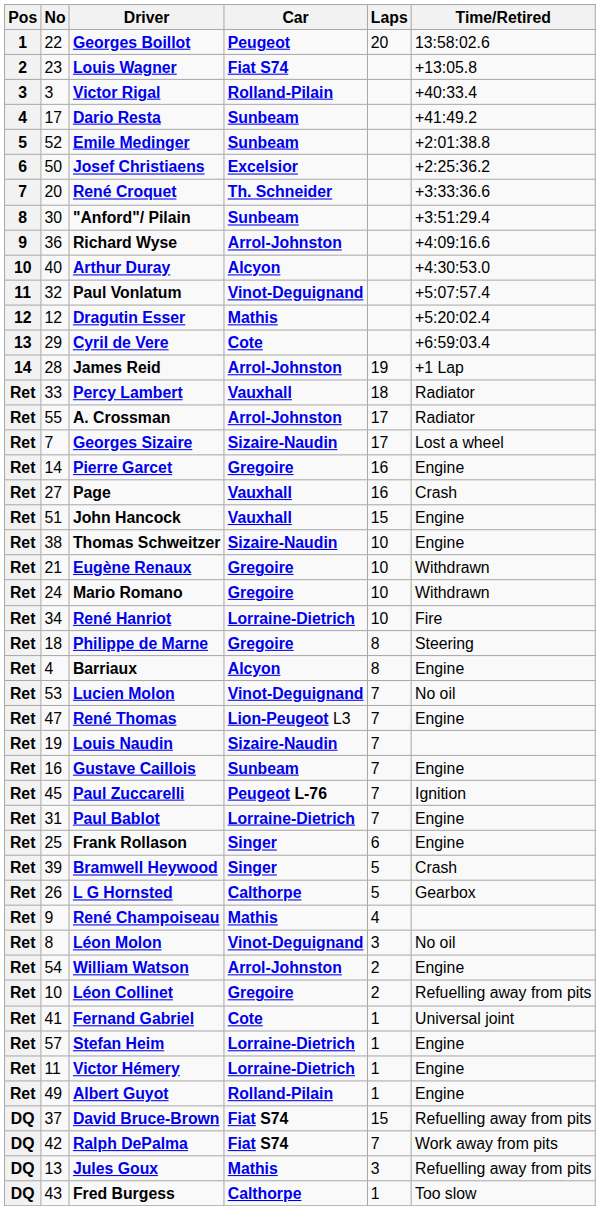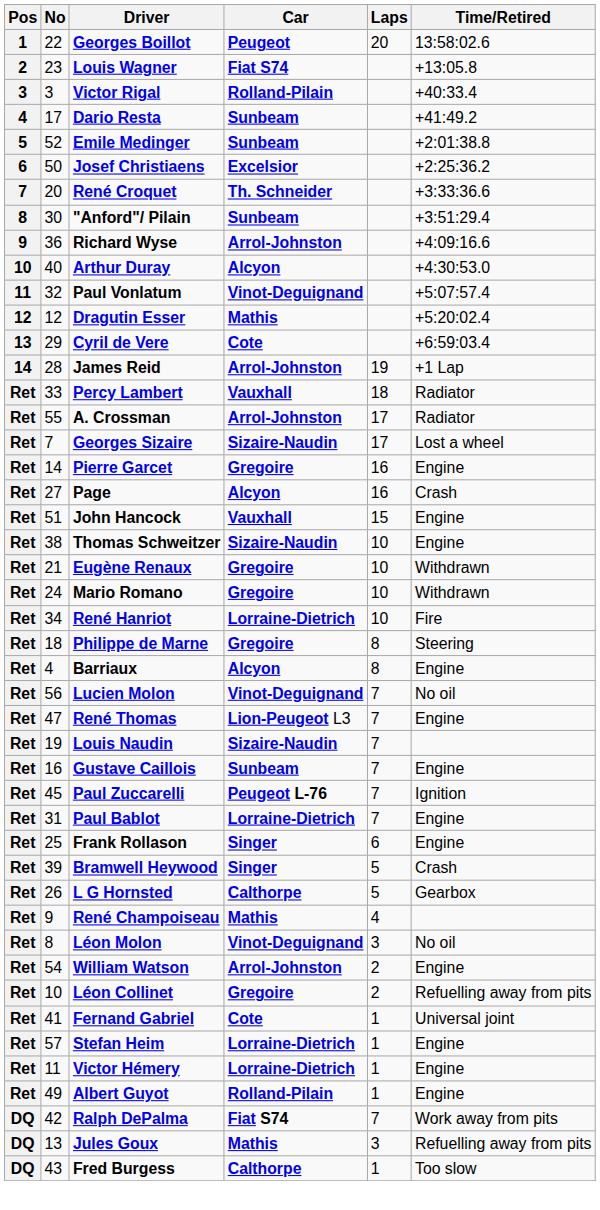(260, 493) Vauxhall -> (254, 493) Alcyon
(53, 693) 53 -> (53, 693) 56
- row: (146, 1118)
